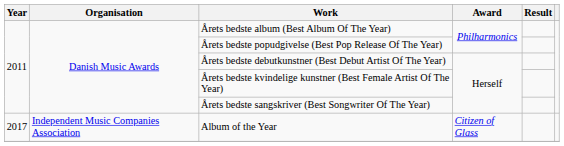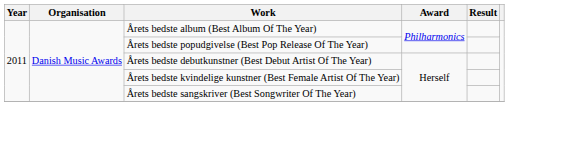- row: (239, 127)
